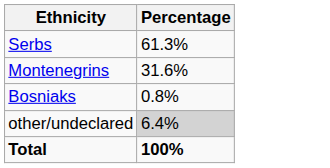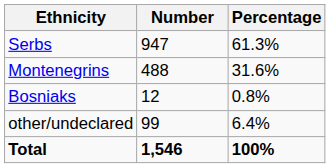+ column: (183, 17)
(160, 123) lightgrey background -> (251, 123) no background
